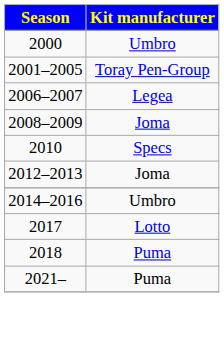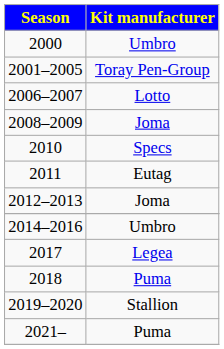(152, 95) Legea -> (152, 95) Lotto
+ row: (45, 174)
(152, 226) Lotto -> (152, 252) Legea
+ row: (45, 305)
